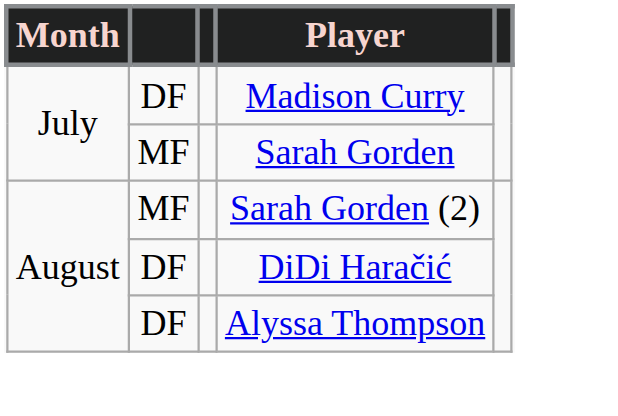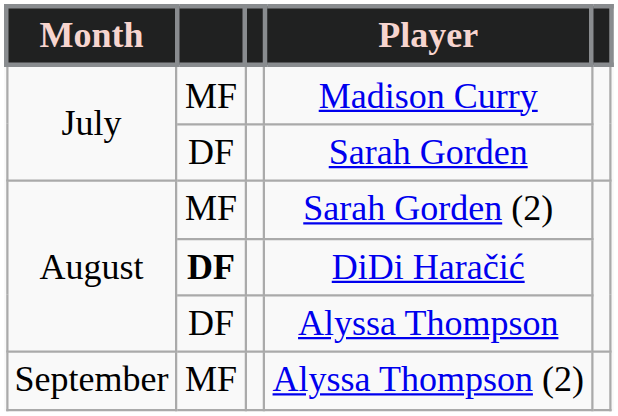(163, 94) DF -> (211, 94) MF
(163, 151) MF -> (211, 151) DF
(163, 265) normal -> (211, 265) bold
+ row: (428, 380)
